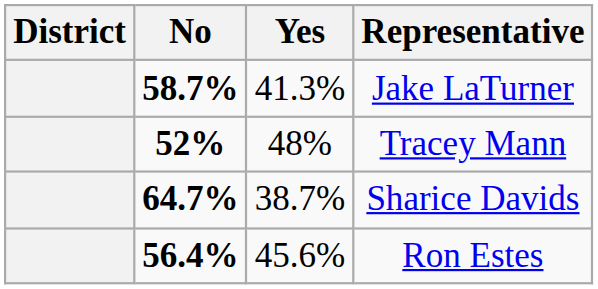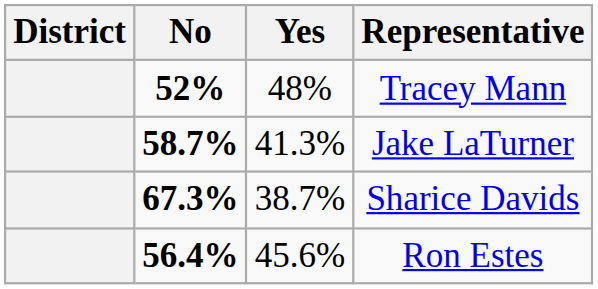rows swapped: (473, 143) <-> (473, 87)
(190, 198) 64.7% -> (190, 198) 67.3%
